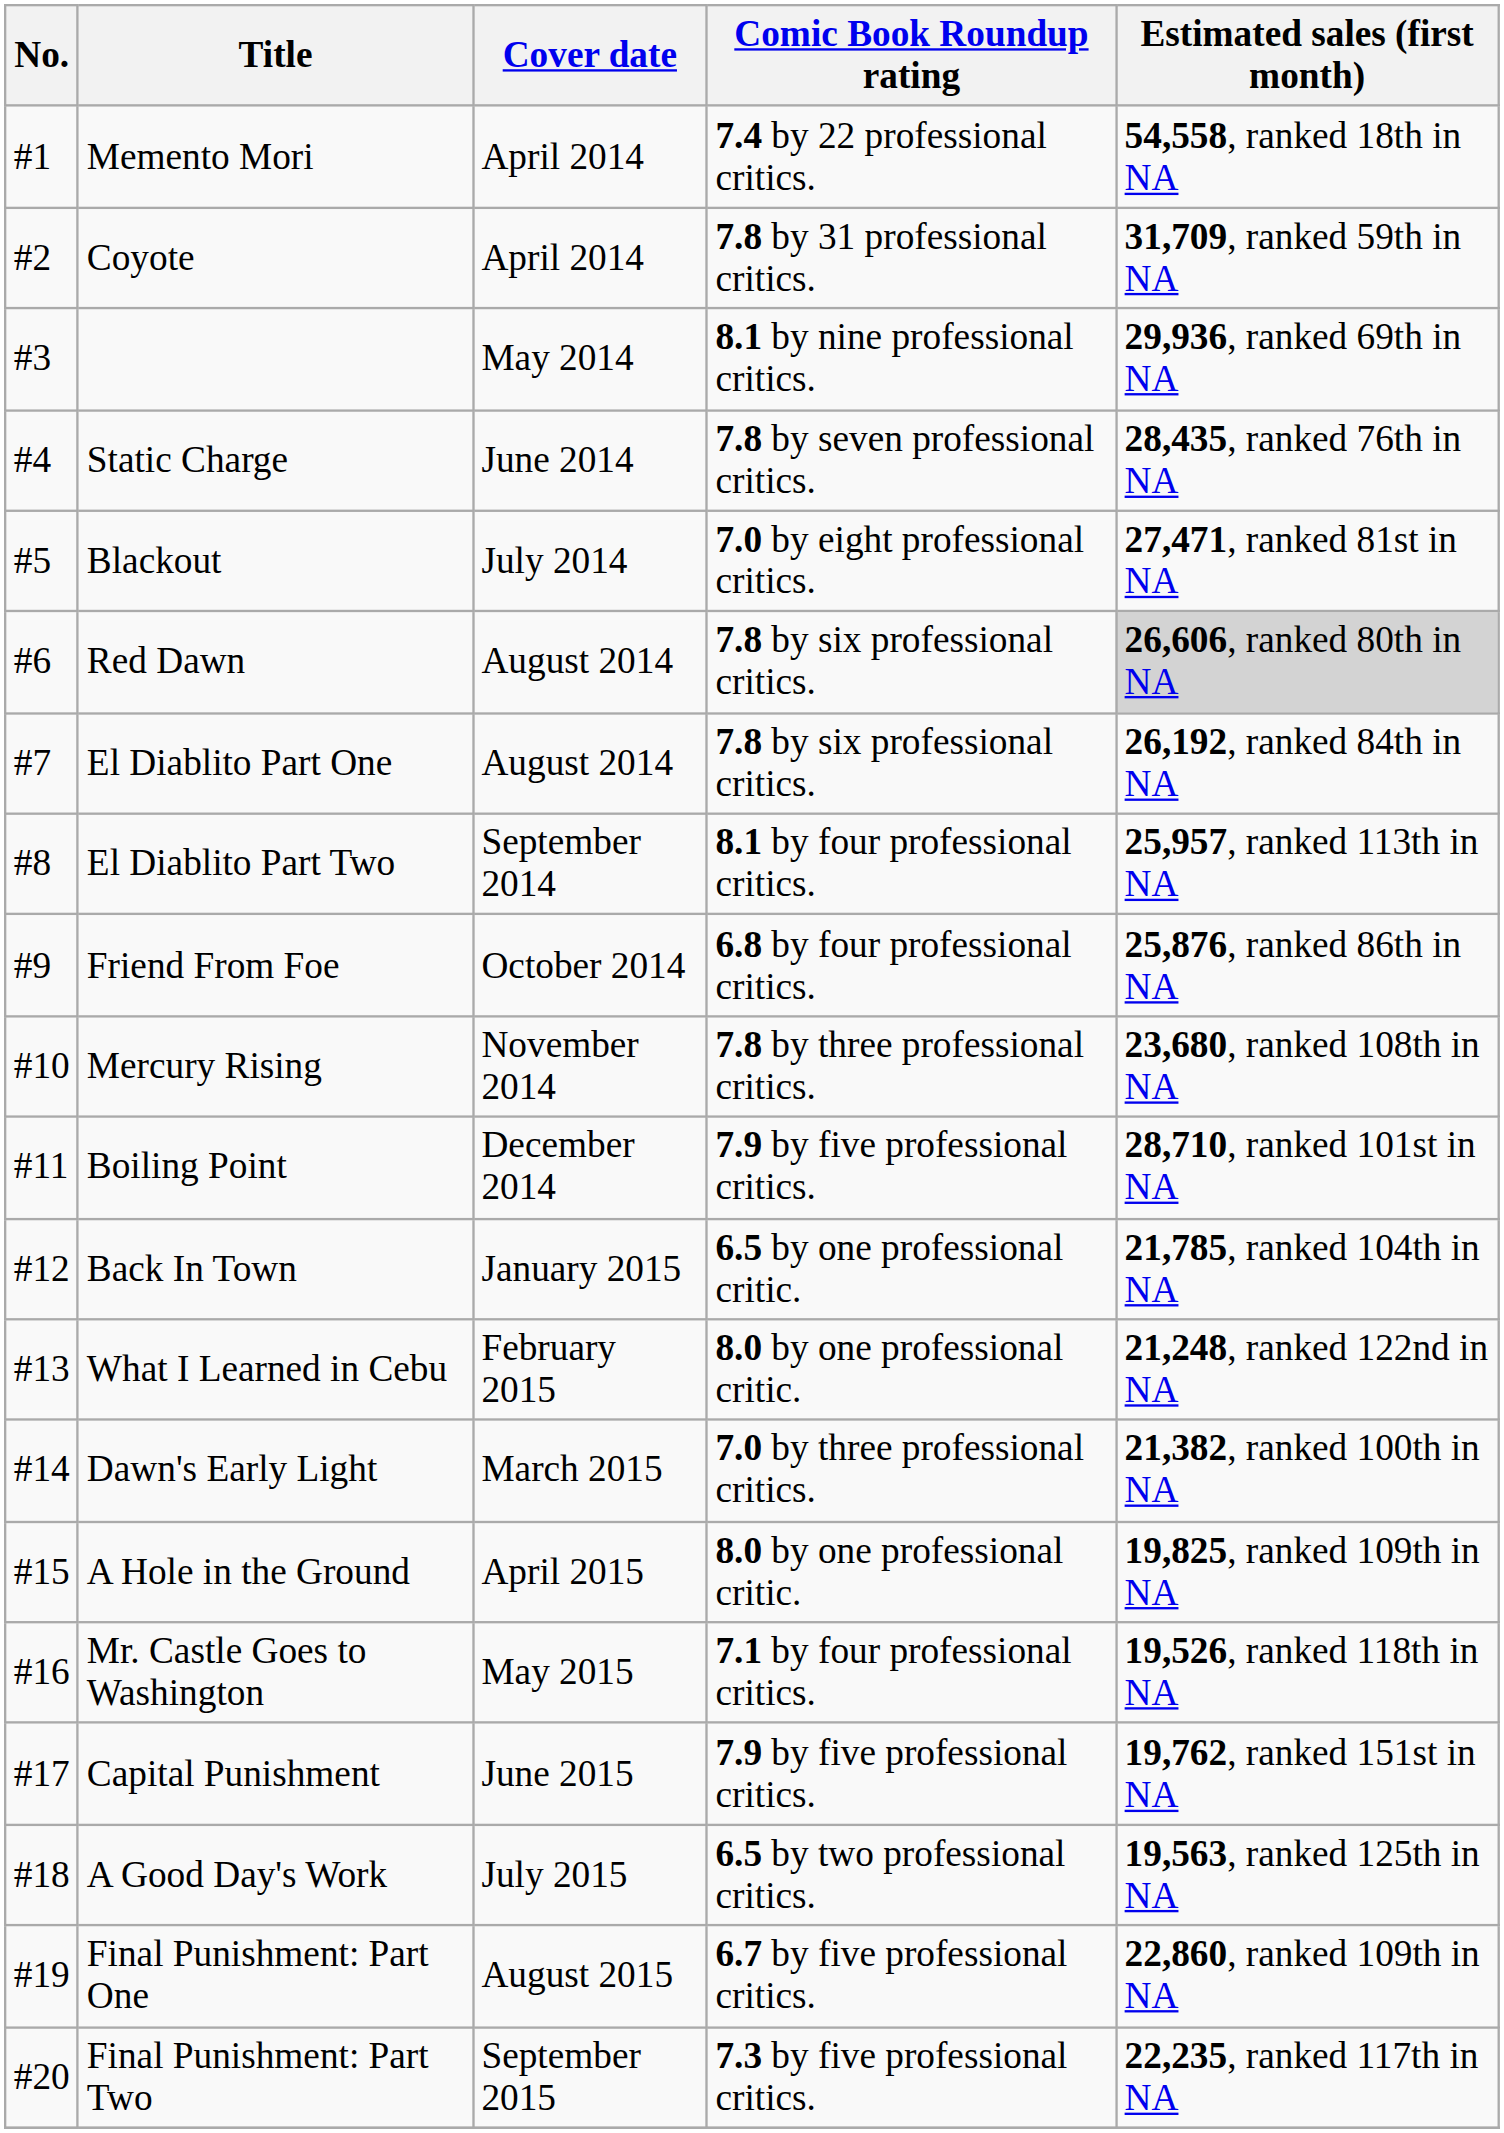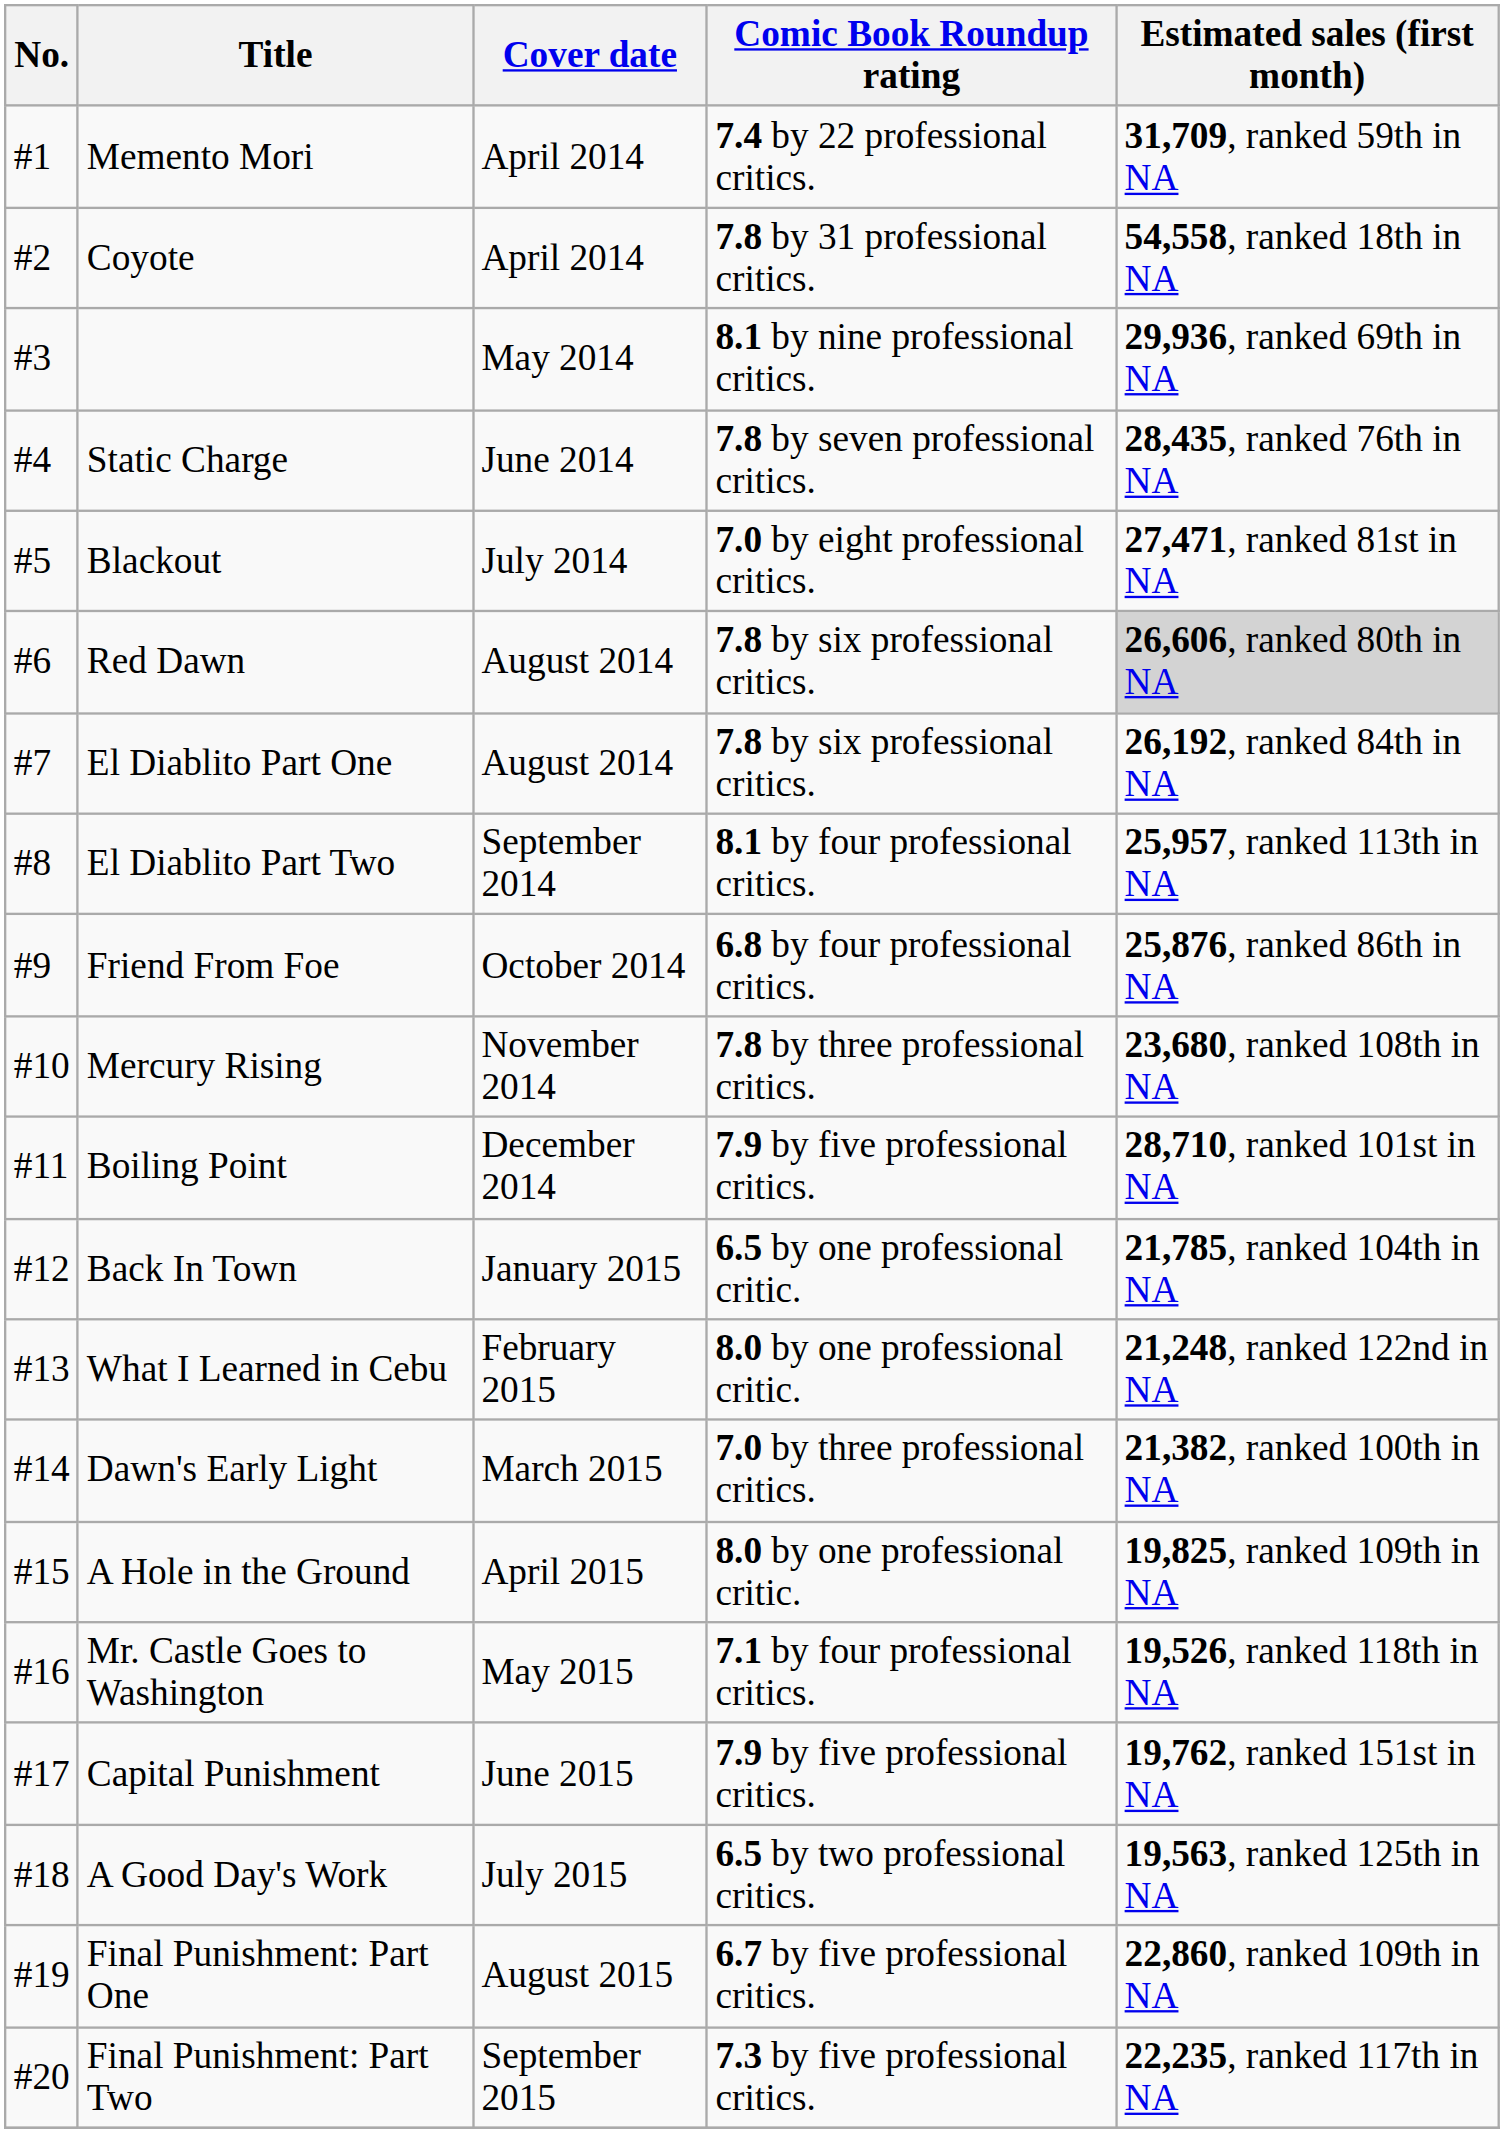(1293, 156) 54,558, ranked 18th in NA -> (1293, 156) 31,709, ranked 59th in NA
(1293, 257) 31,709, ranked 59th in NA -> (1293, 257) 54,558, ranked 18th in NA
